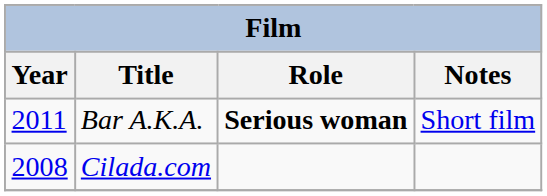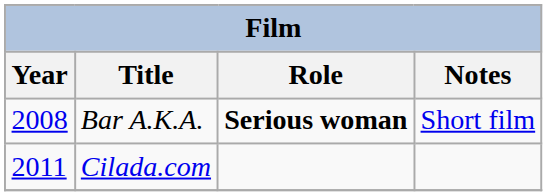(39, 120) 2011 -> (40, 120) 2008
(40, 166) 2008 -> (39, 166) 2011
